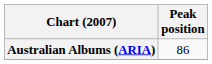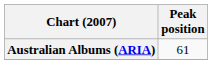(183, 49) 86 -> (183, 49) 61
